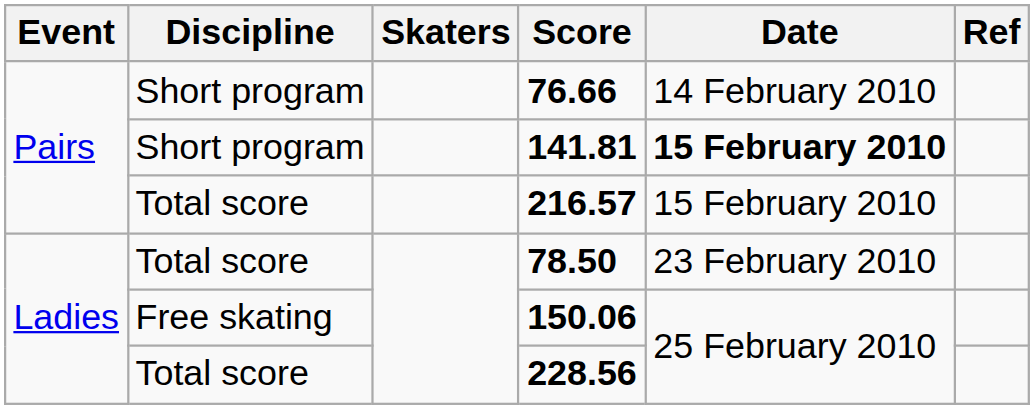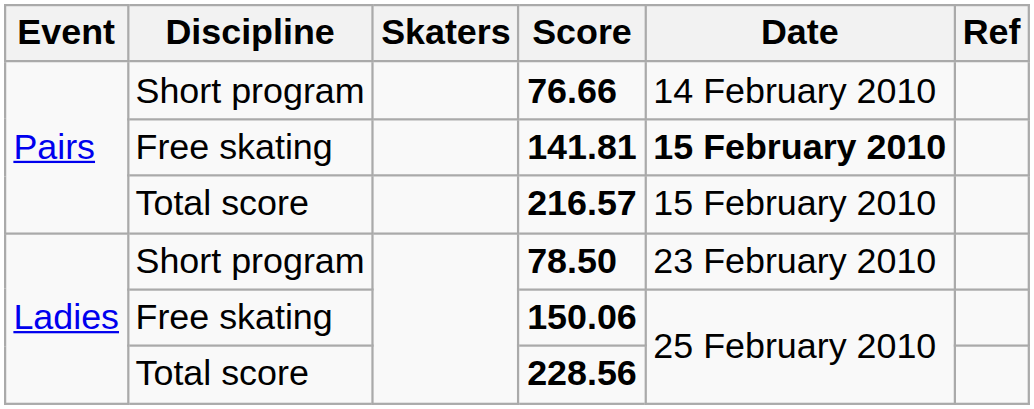(250, 146) Short program -> (234, 146) Free skating
(222, 260) Total score -> (250, 260) Short program
